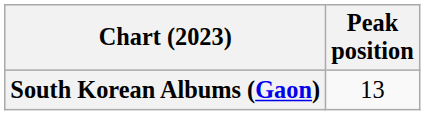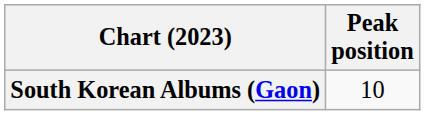(373, 89) 13 -> (373, 89) 10
